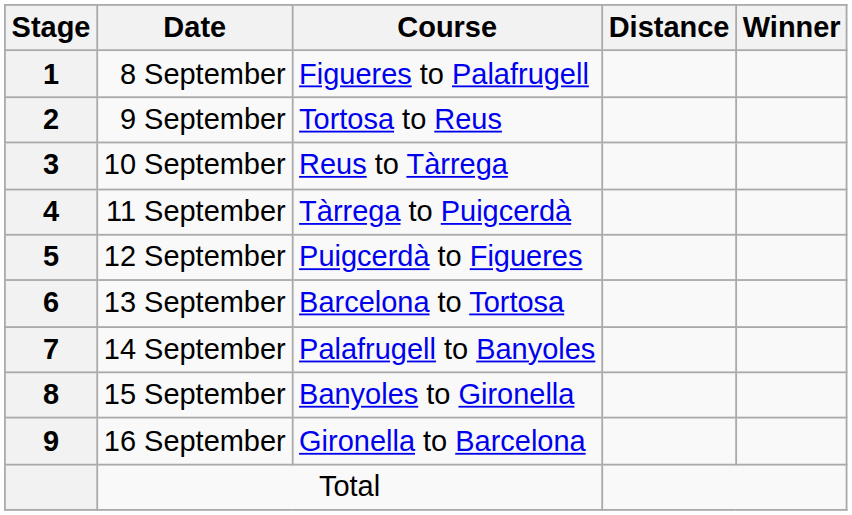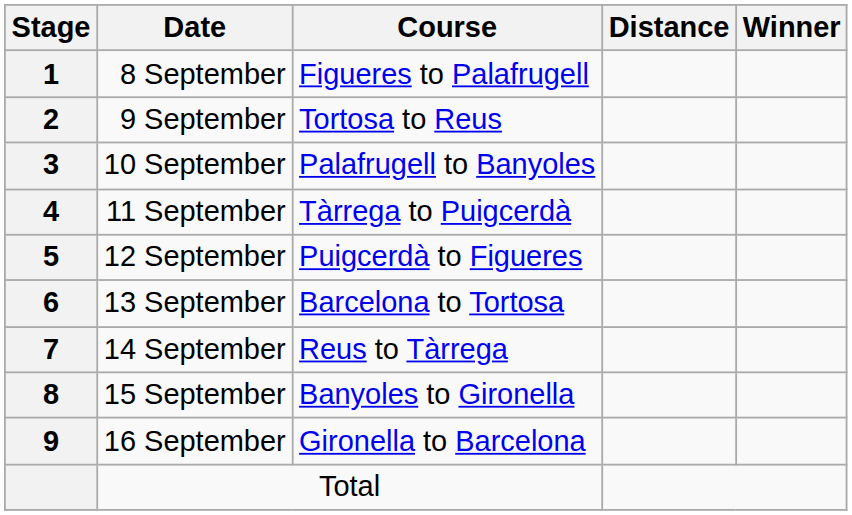(403, 165) Reus to Tàrrega -> (447, 165) Palafrugell to Banyoles
(447, 348) Palafrugell to Banyoles -> (403, 348) Reus to Tàrrega
